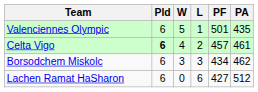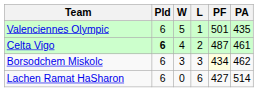(220, 45) 457 -> (220, 45) 487
(220, 62) no background -> (220, 62) lightyellow background
(242, 78) 512 -> (242, 78) 514
